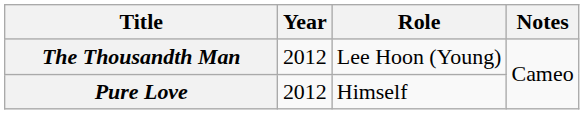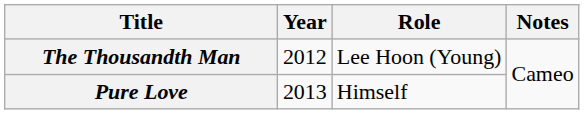(305, 91) 2012 -> (305, 91) 2013
